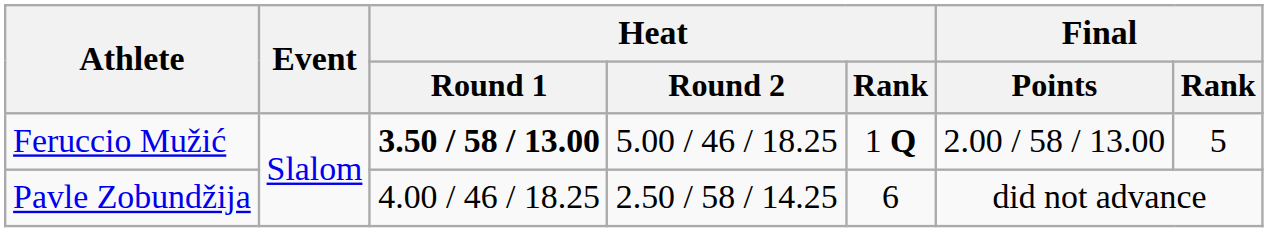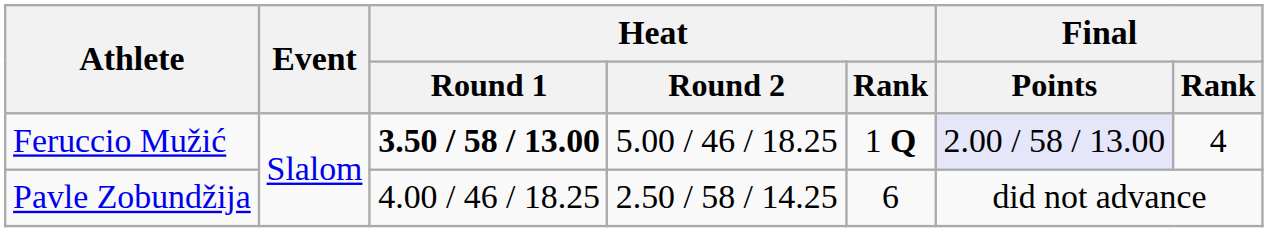(1054, 141) no background -> (1054, 141) lavender background
(1218, 141) 5 -> (1218, 141) 4
